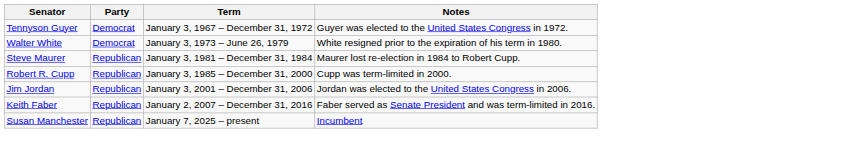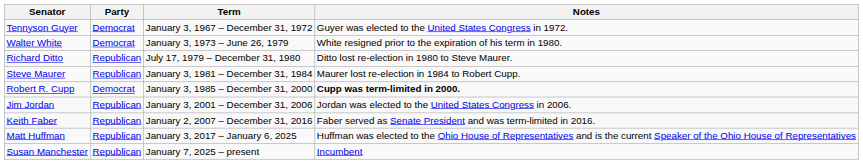+ row: (35, 58)
(117, 74) Republican -> (114, 89) Democrat
(384, 74) normal -> (388, 89) bold
+ row: (36, 136)
